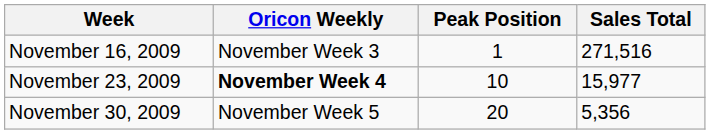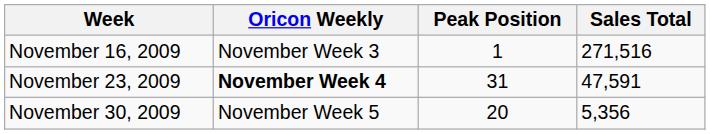(497, 81) 10 -> (497, 81) 31
(611, 81) 15,977 -> (611, 81) 47,591
